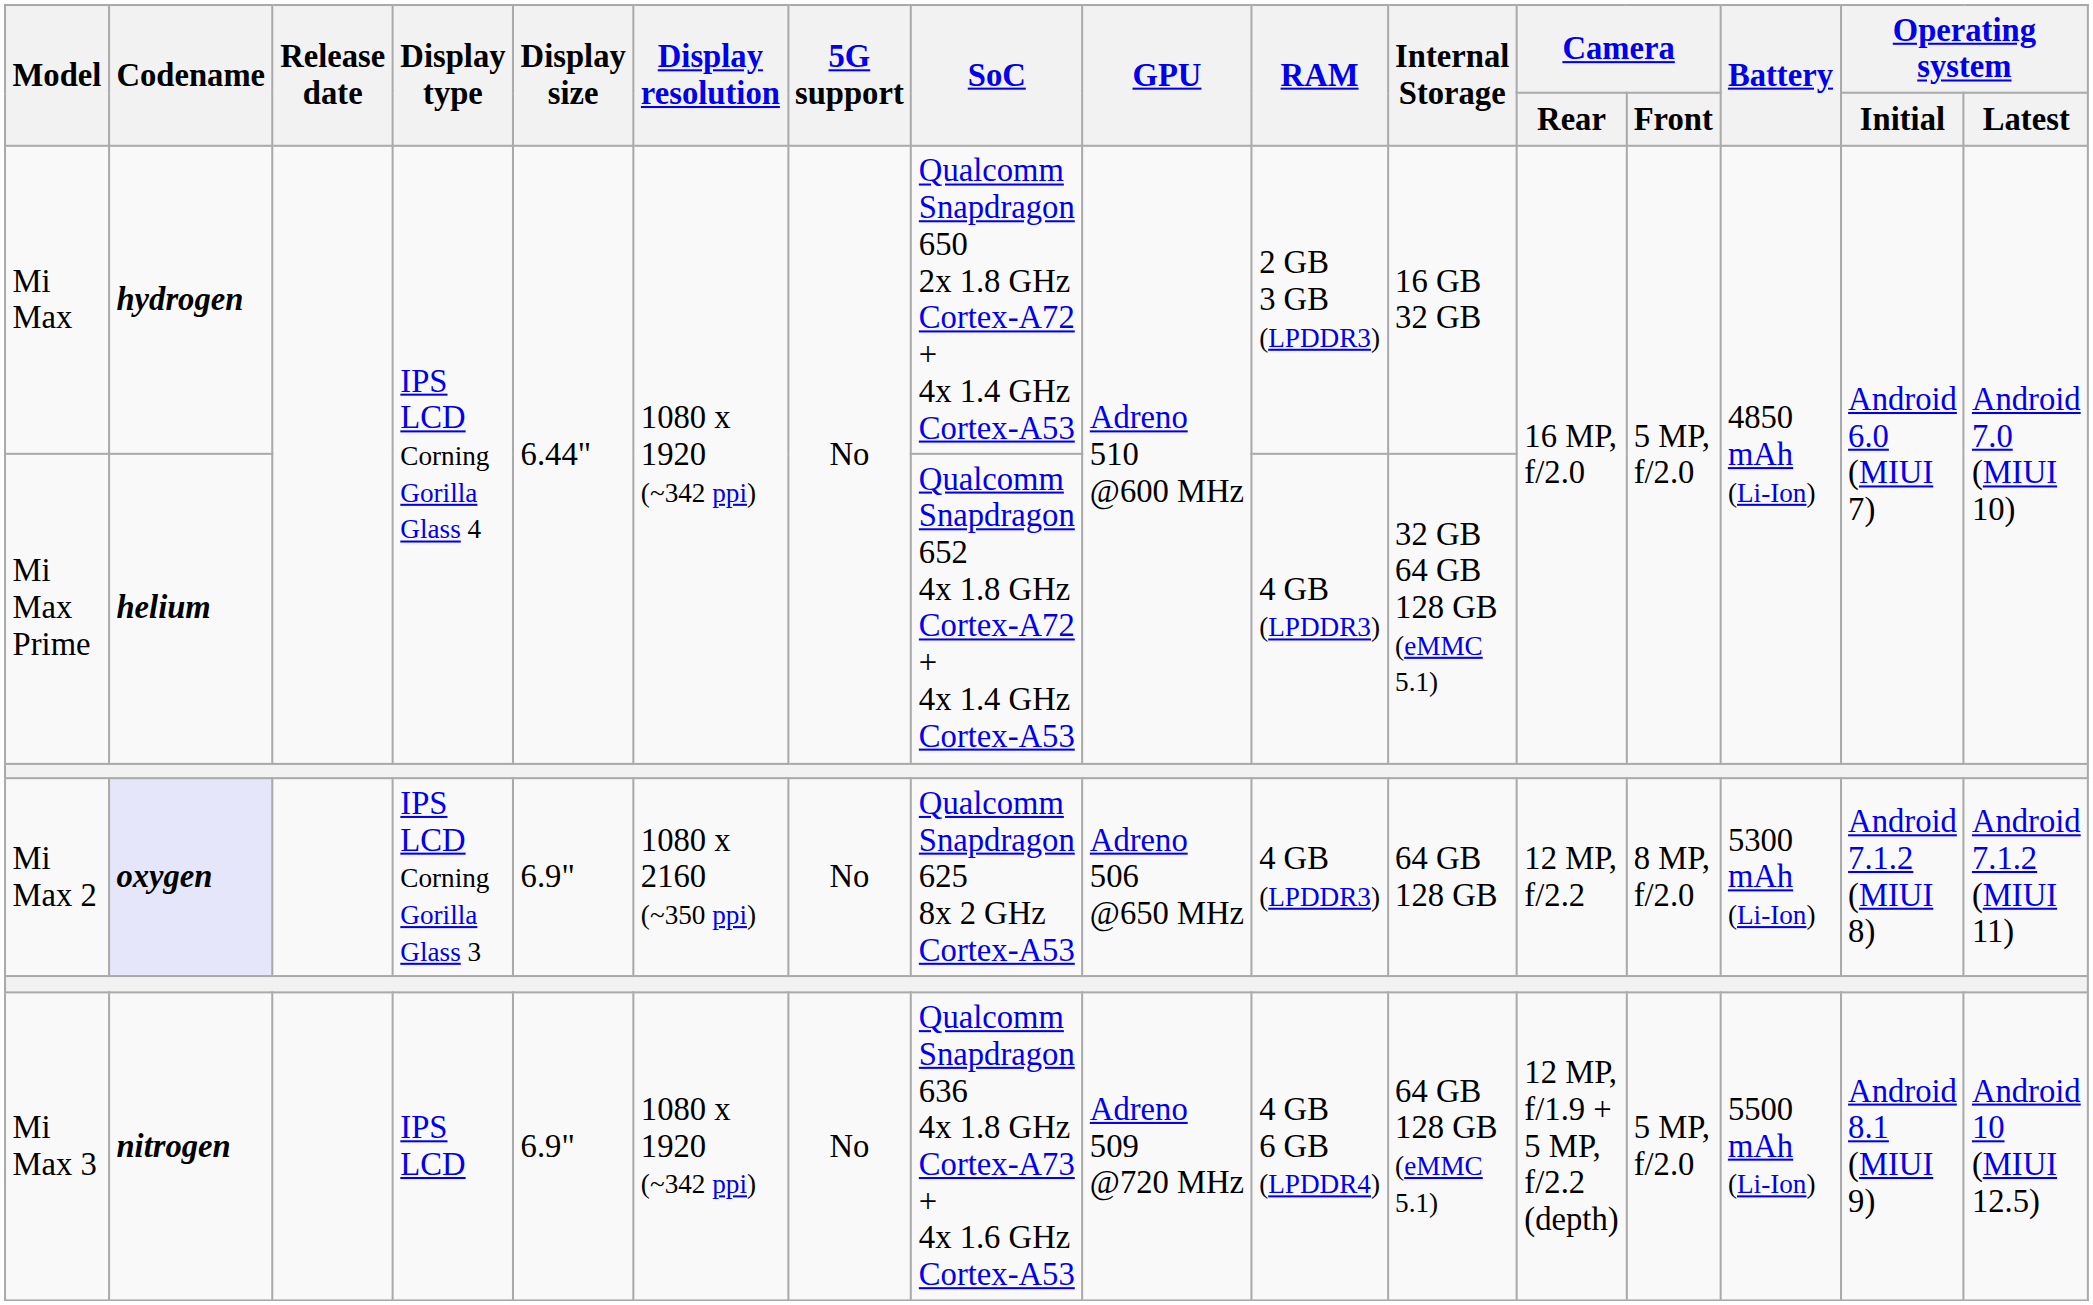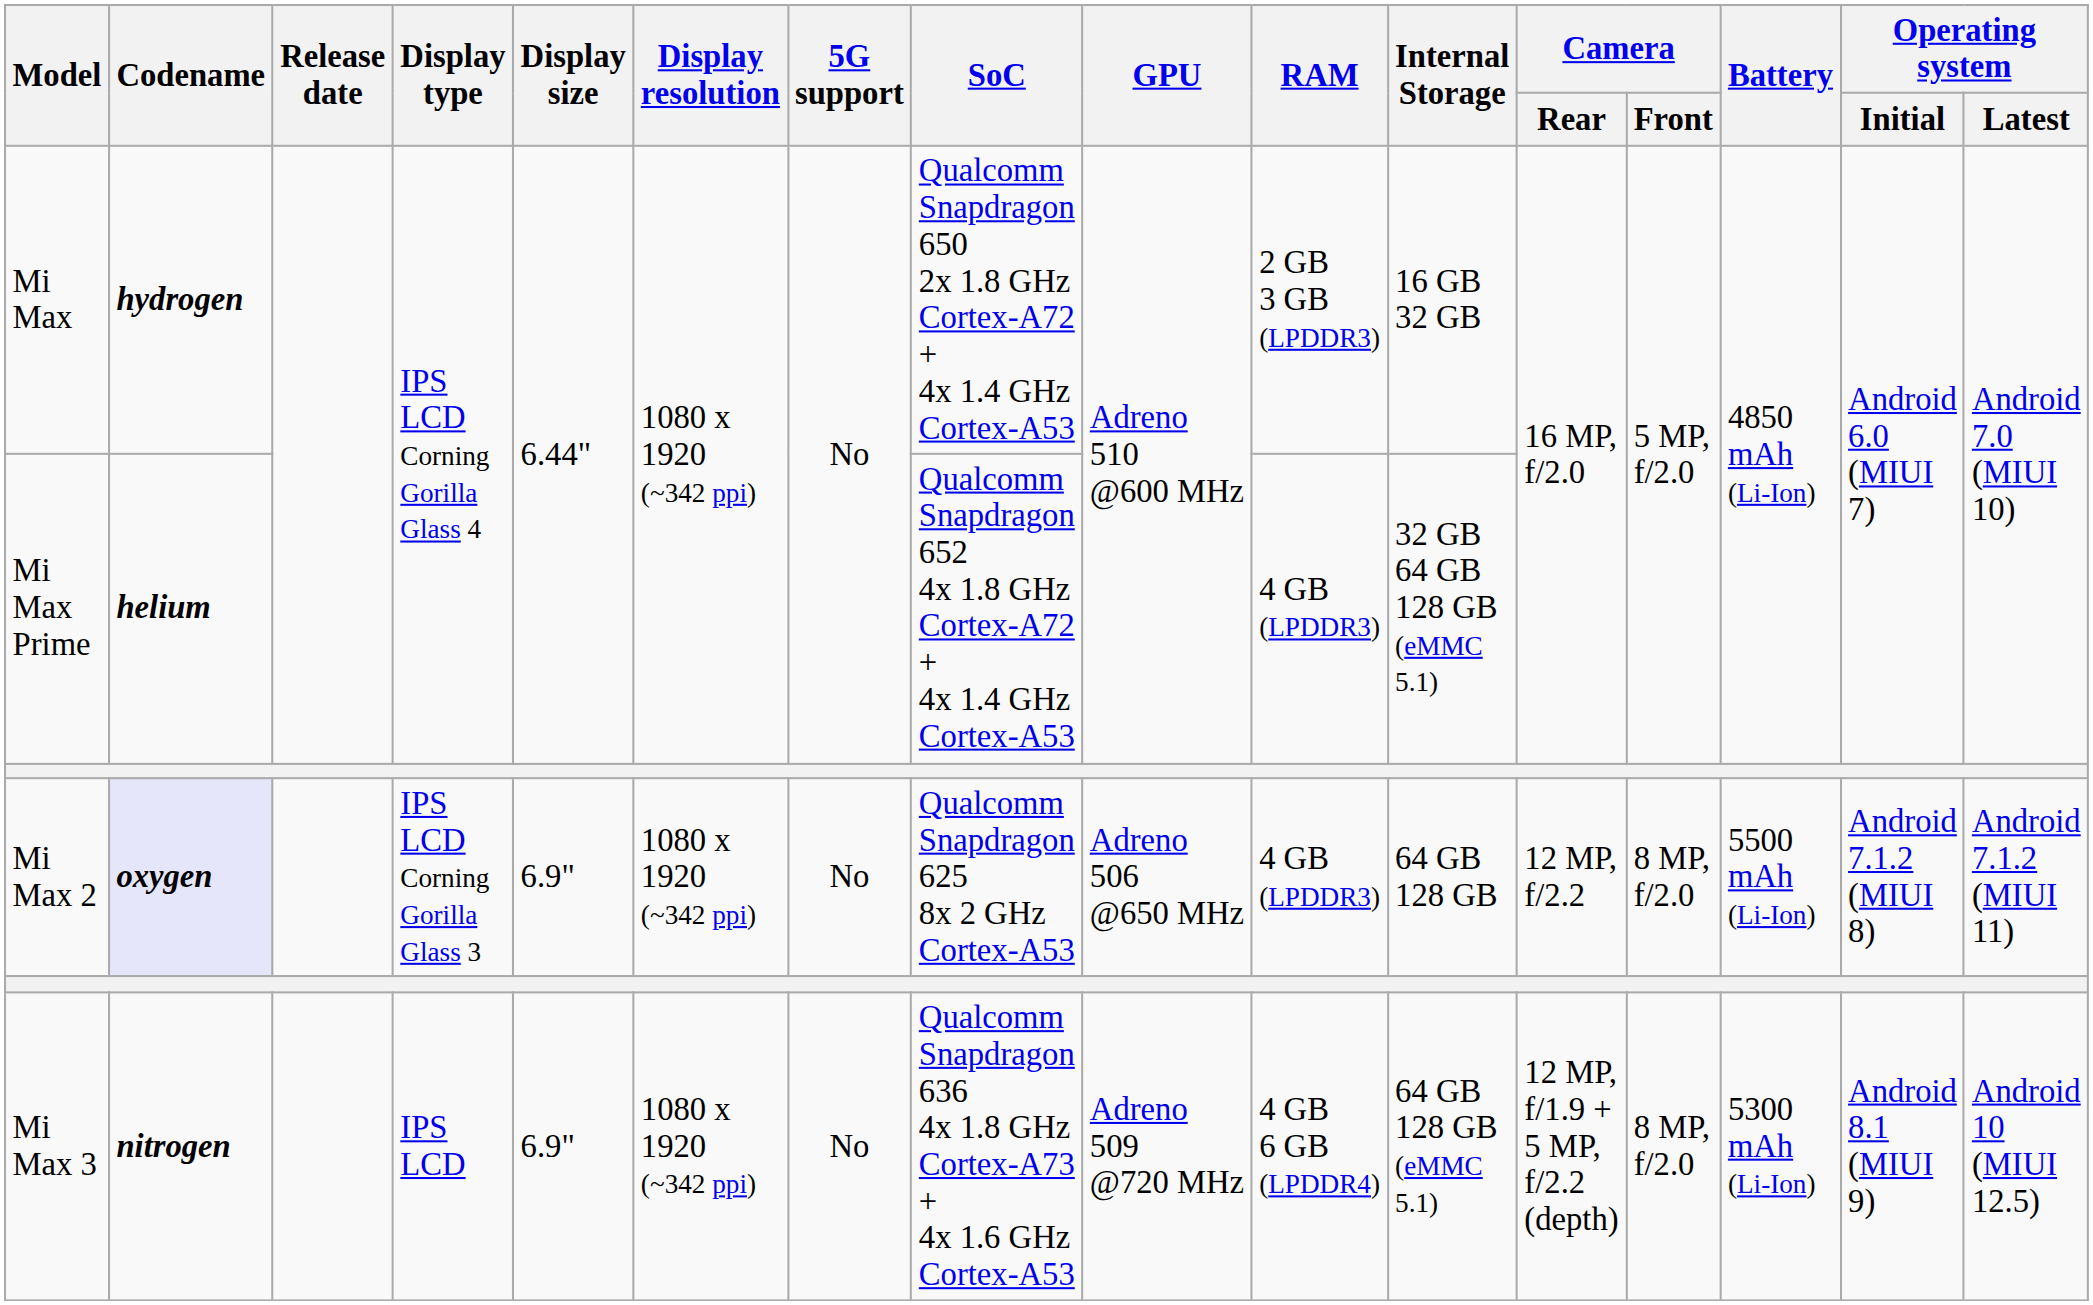(698, 876) 1080 x 2160 (~350 ppi) -> (698, 876) 1080 x 1920 (~342 ppi)
(1772, 876) 5300 mAh (Li-Ion) -> (1772, 876) 5500 mAh (Li-Ion)
(1672, 1145) 5 MP, f/2.0 -> (1672, 1145) 8 MP, f/2.0
(1772, 1145) 5500 mAh (Li-Ion) -> (1772, 1145) 5300 mAh (Li-Ion)
